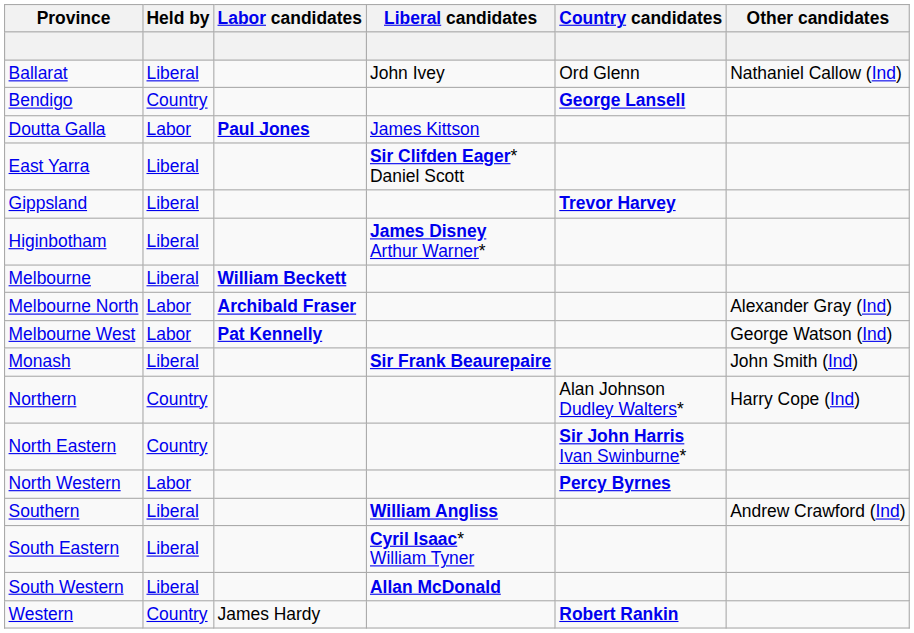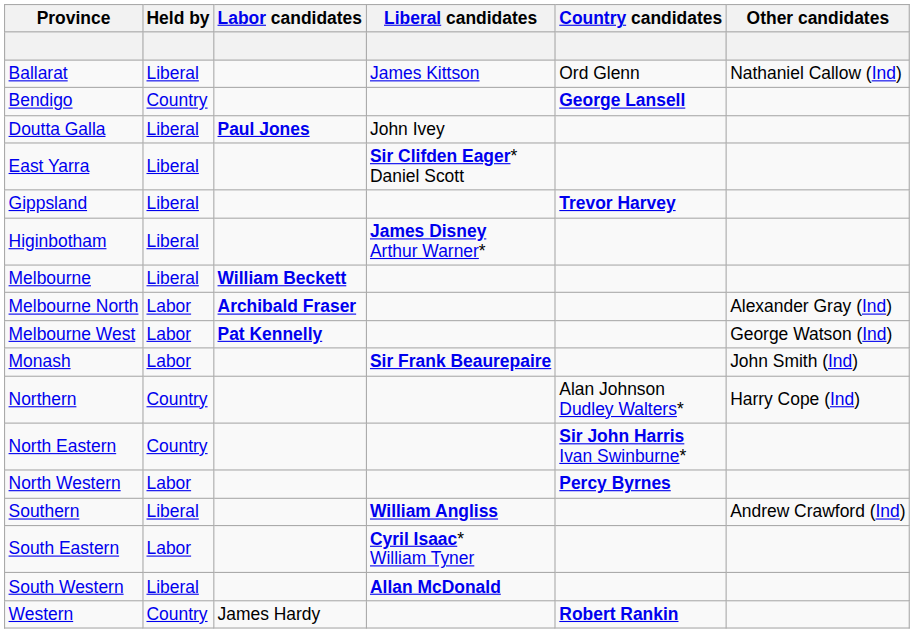(407, 73) John Ivey -> (425, 73) James Kittson
(169, 128) Labor -> (173, 128) Liberal
(425, 128) James Kittson -> (407, 128) John Ivey
(173, 361) Liberal -> (169, 361) Labor
(173, 549) Liberal -> (169, 549) Labor
